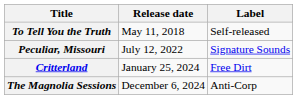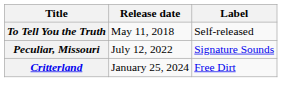- row: (62, 85)
